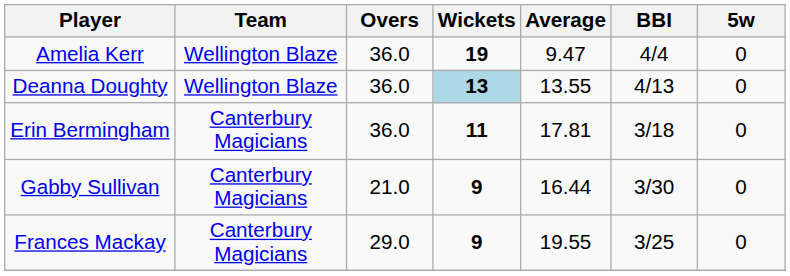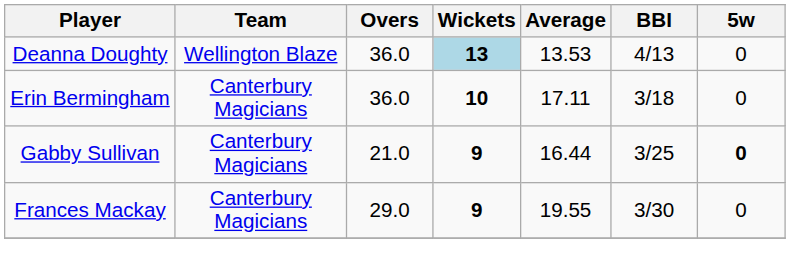- row: (90, 53)
(566, 86) 13.55 -> (566, 53) 13.53
(477, 130) 11 -> (477, 97) 10
(566, 130) 17.81 -> (566, 97) 17.11
(654, 186) 3/30 -> (654, 153) 3/25
(741, 186) normal -> (741, 153) bold
(654, 242) 3/25 -> (654, 209) 3/30
